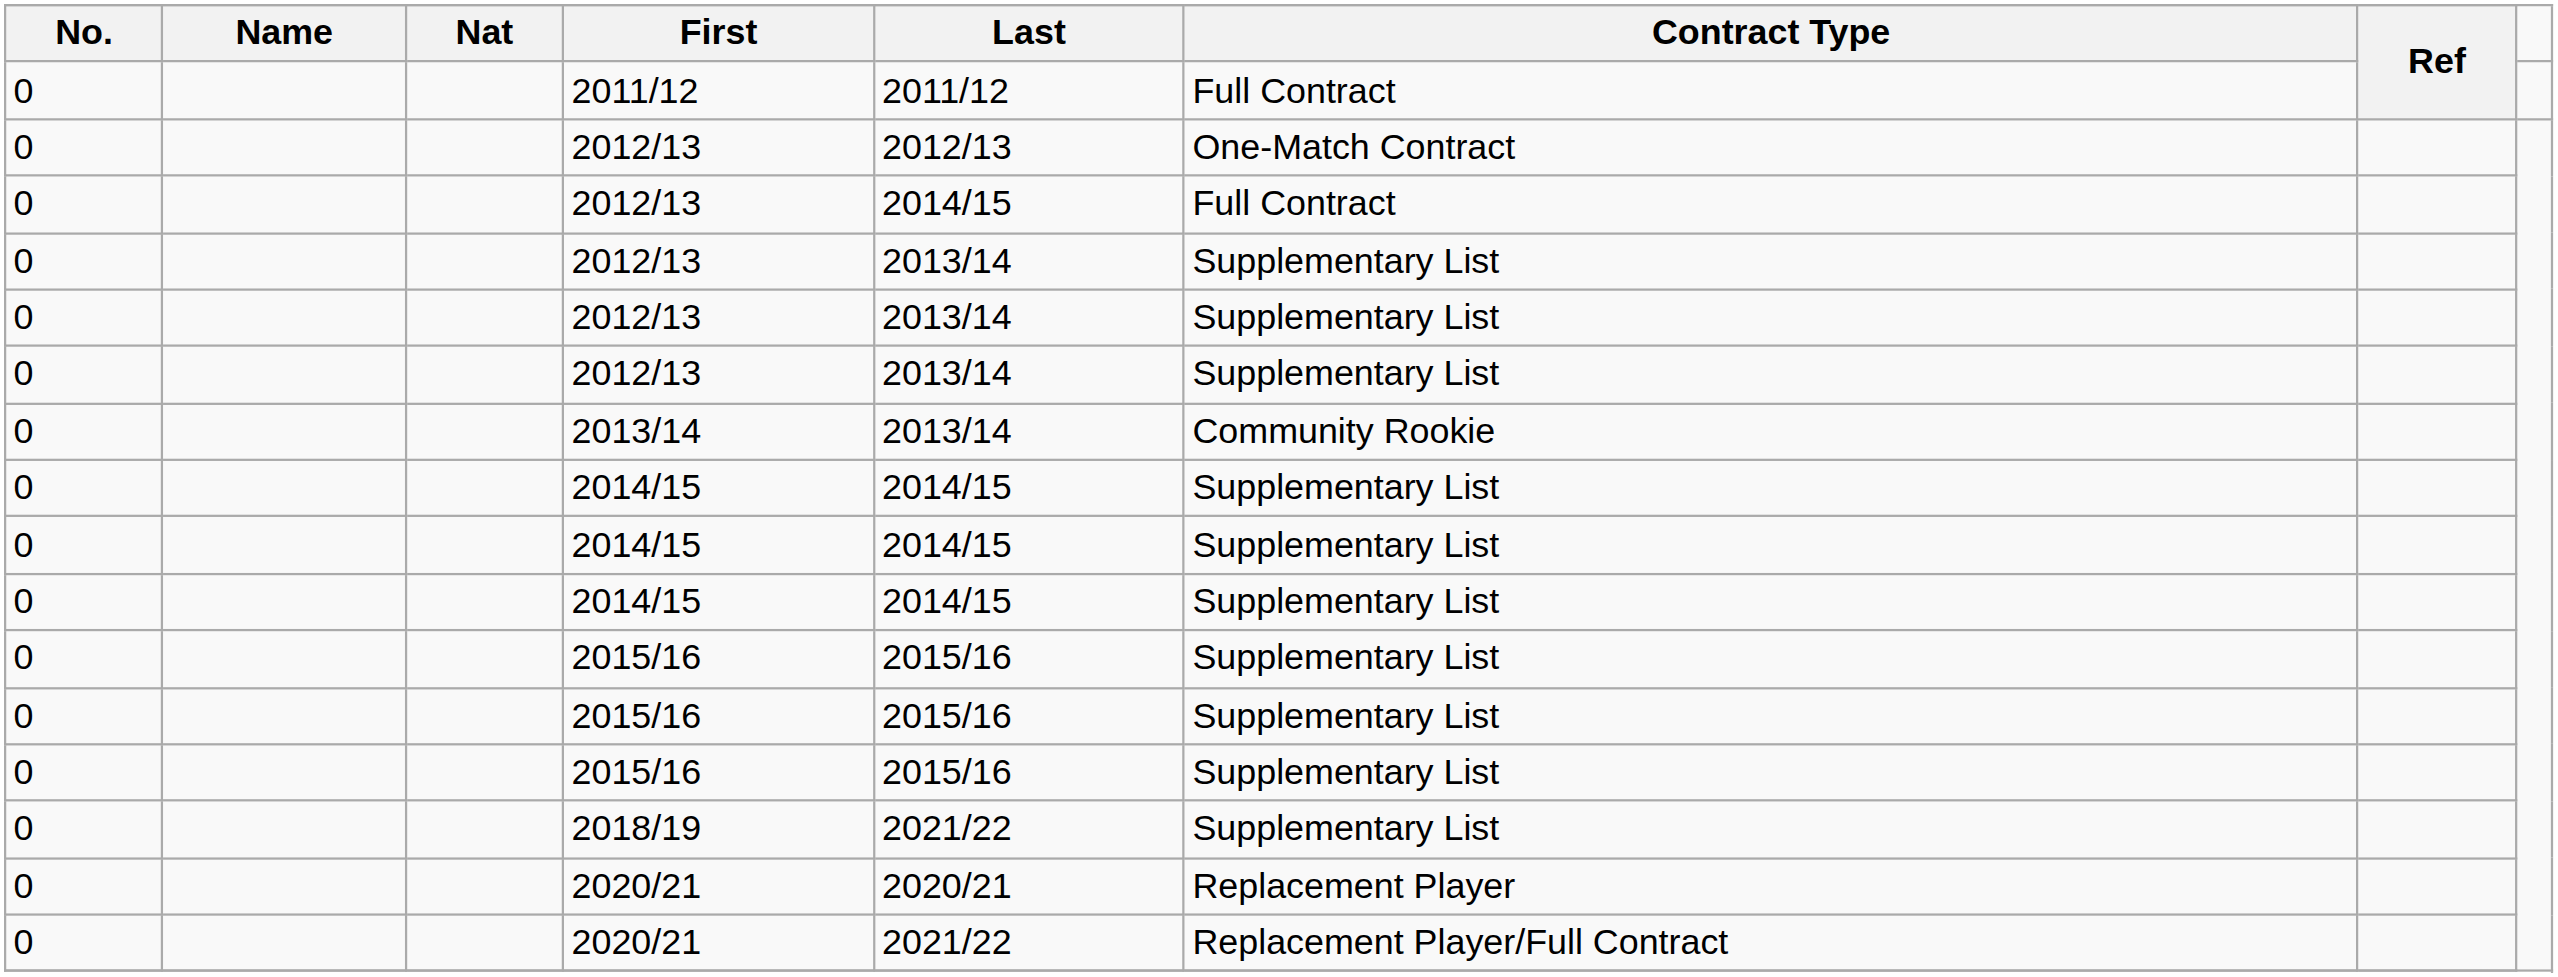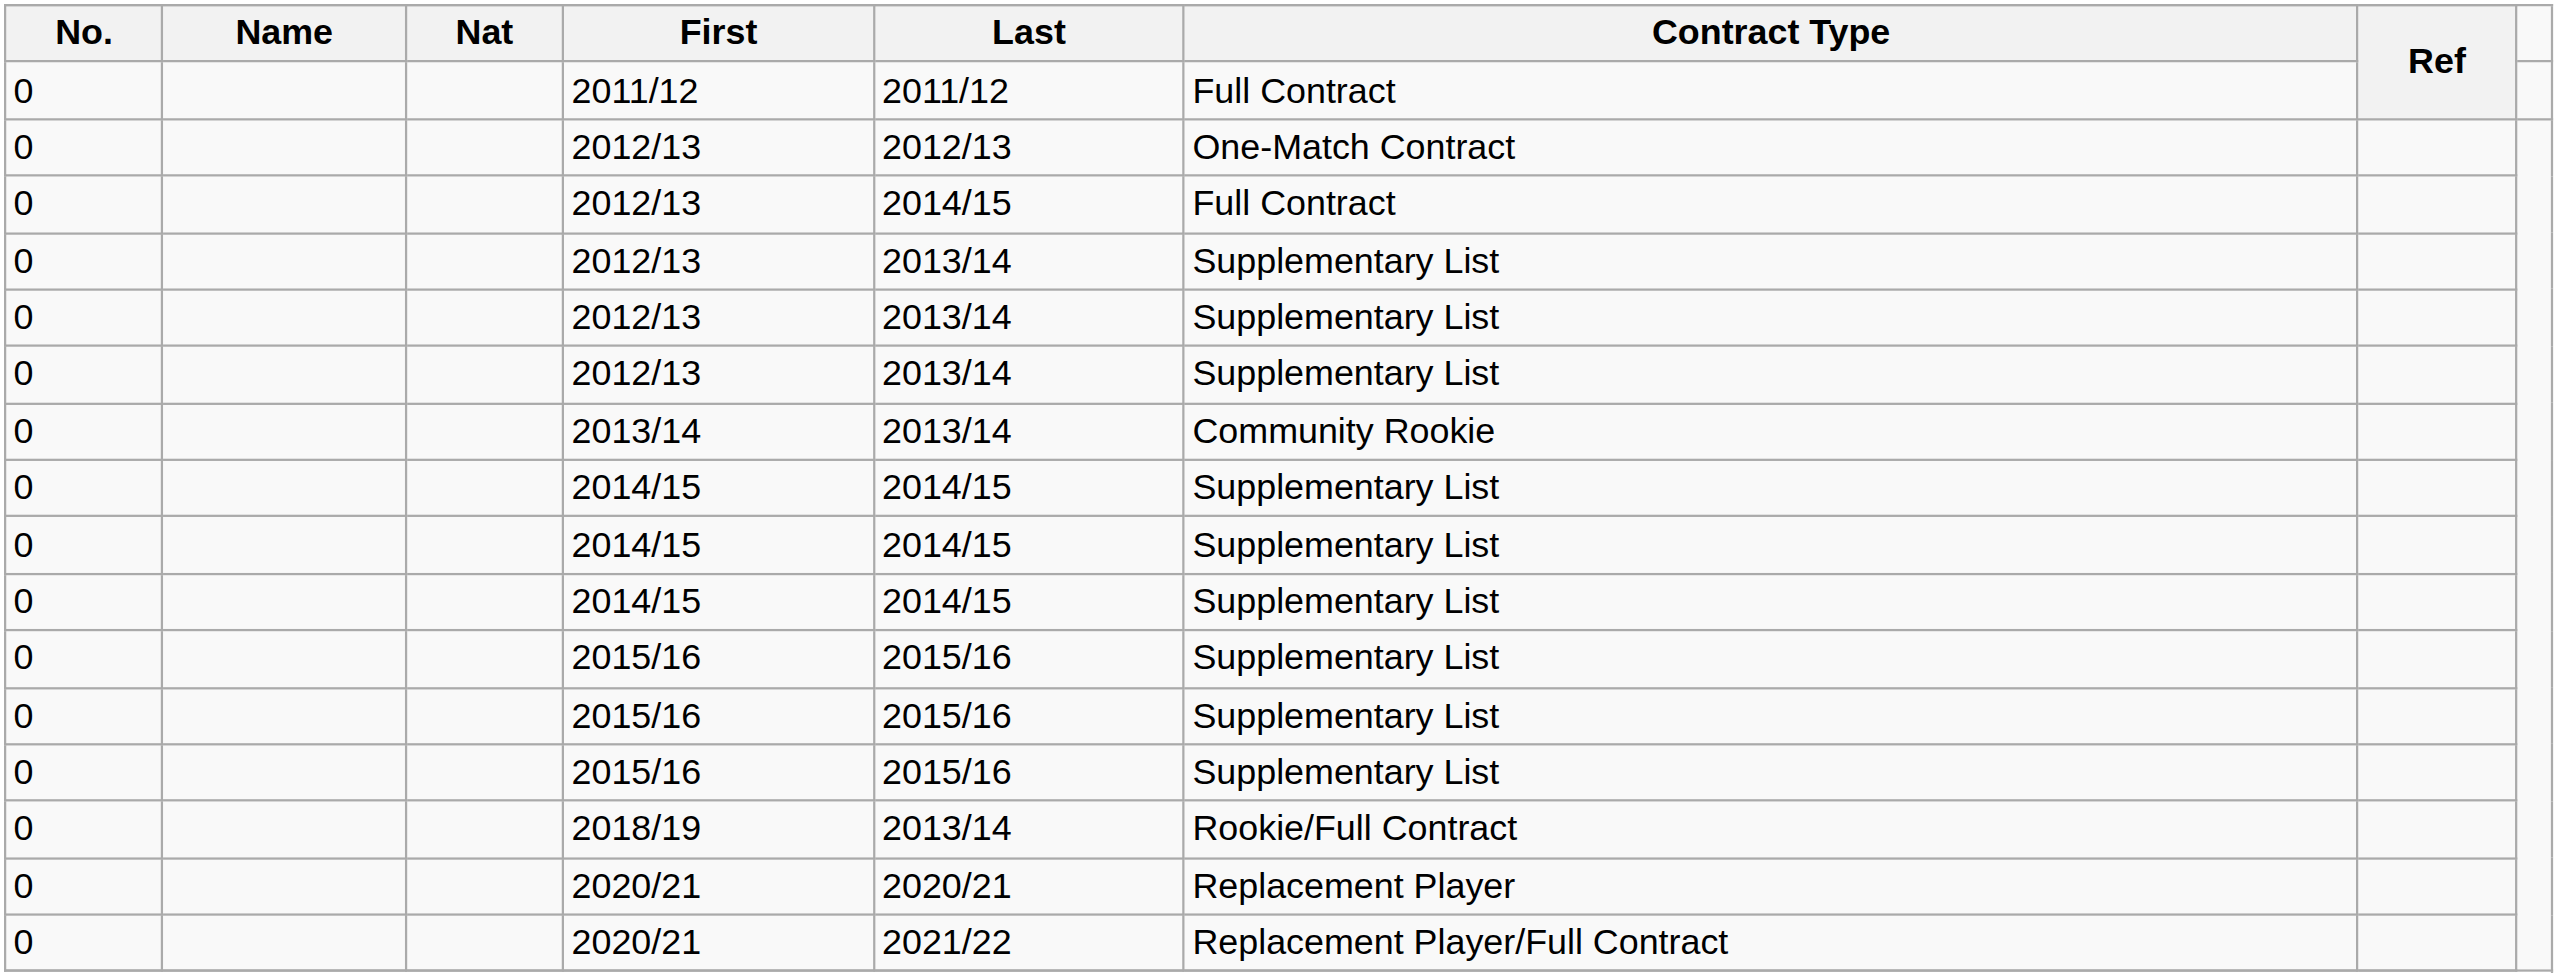(947, 828) 2021/22 -> (947, 828) 2013/14
(1346, 828) Supplementary List -> (1355, 828) Rookie/Full Contract
